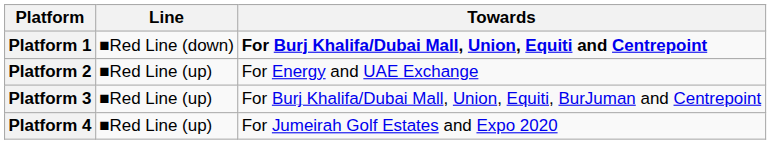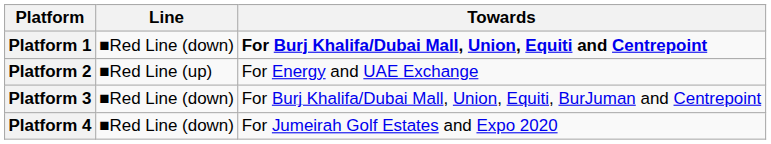(156, 98) ■Red Line (up) -> (167, 98) ■Red Line (down)
(156, 125) ■Red Line (up) -> (167, 125) ■Red Line (down)
